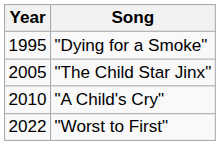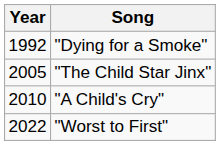(28, 45) 1995 -> (28, 45) 1992
